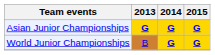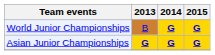rows swapped: (68, 43) <-> (68, 28)
